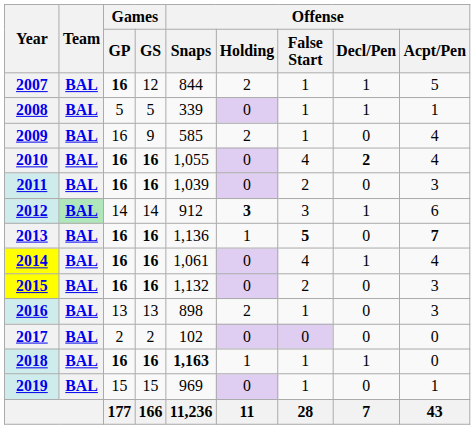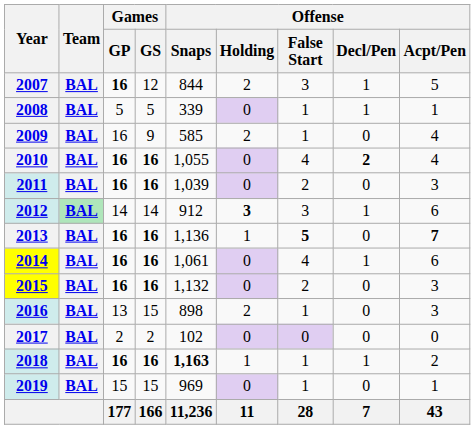(305, 85) 1 -> (305, 85) 3
(435, 260) 4 -> (435, 260) 6
(150, 311) 13 -> (150, 311) 15
(435, 361) 0 -> (435, 361) 2
